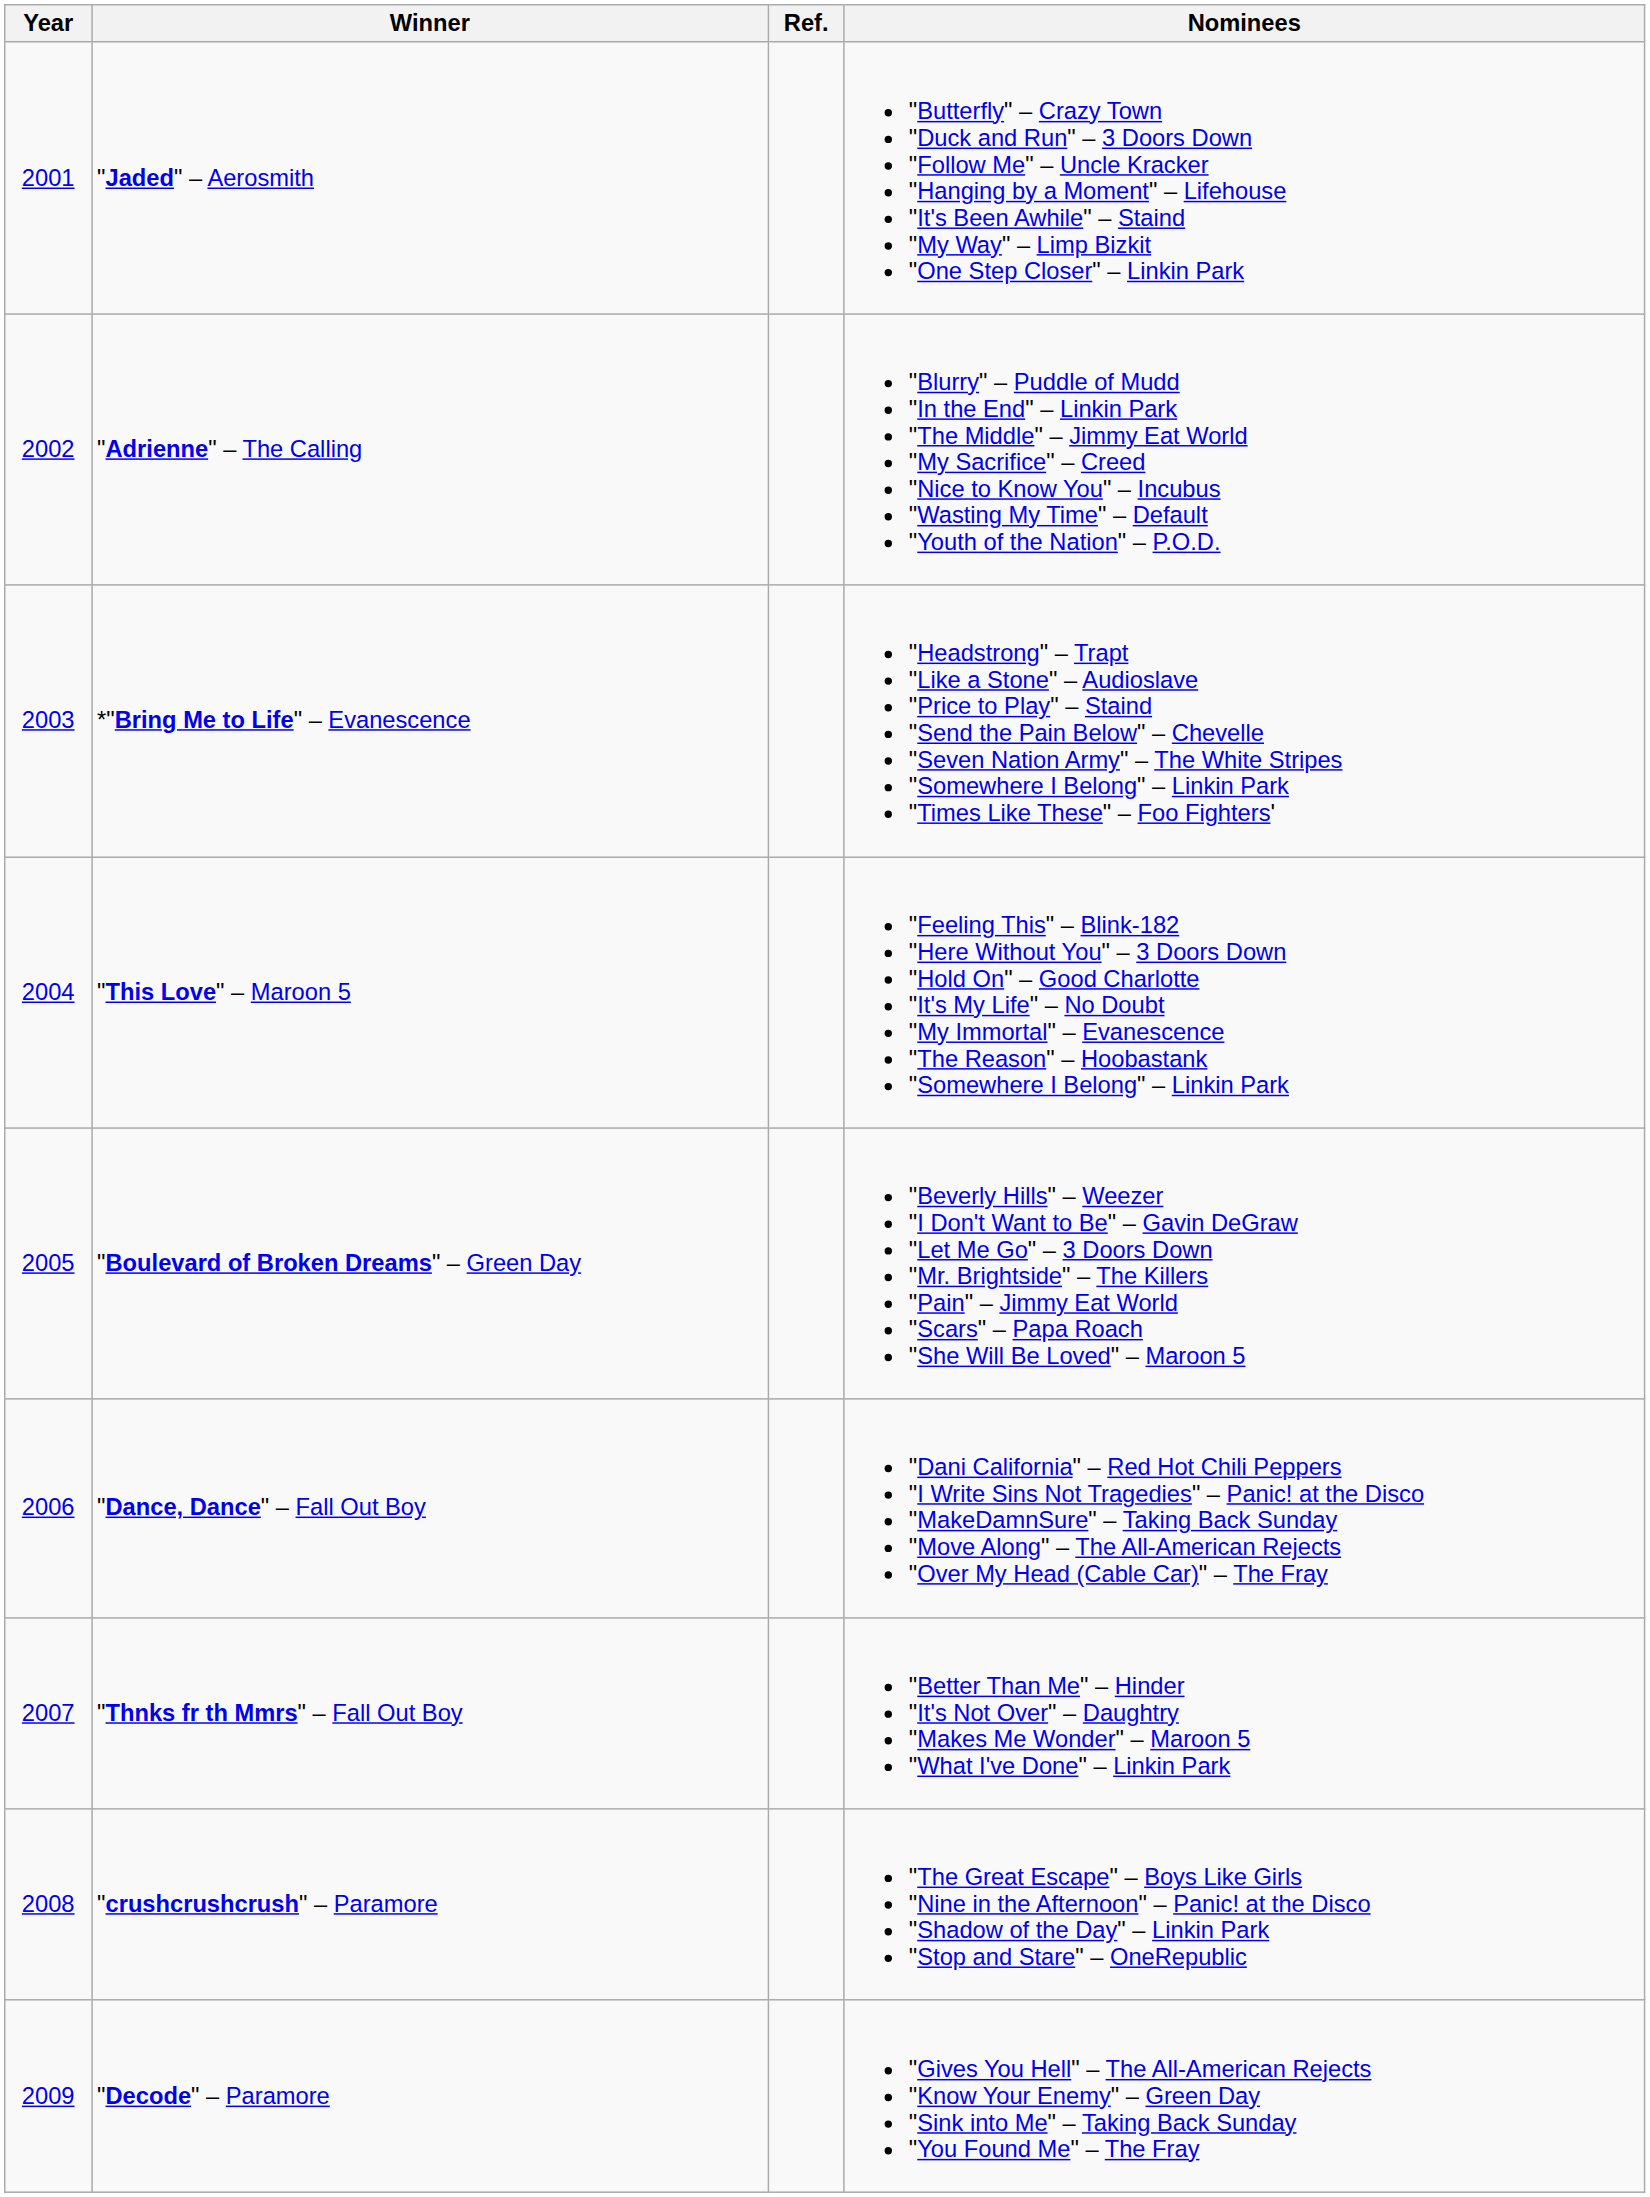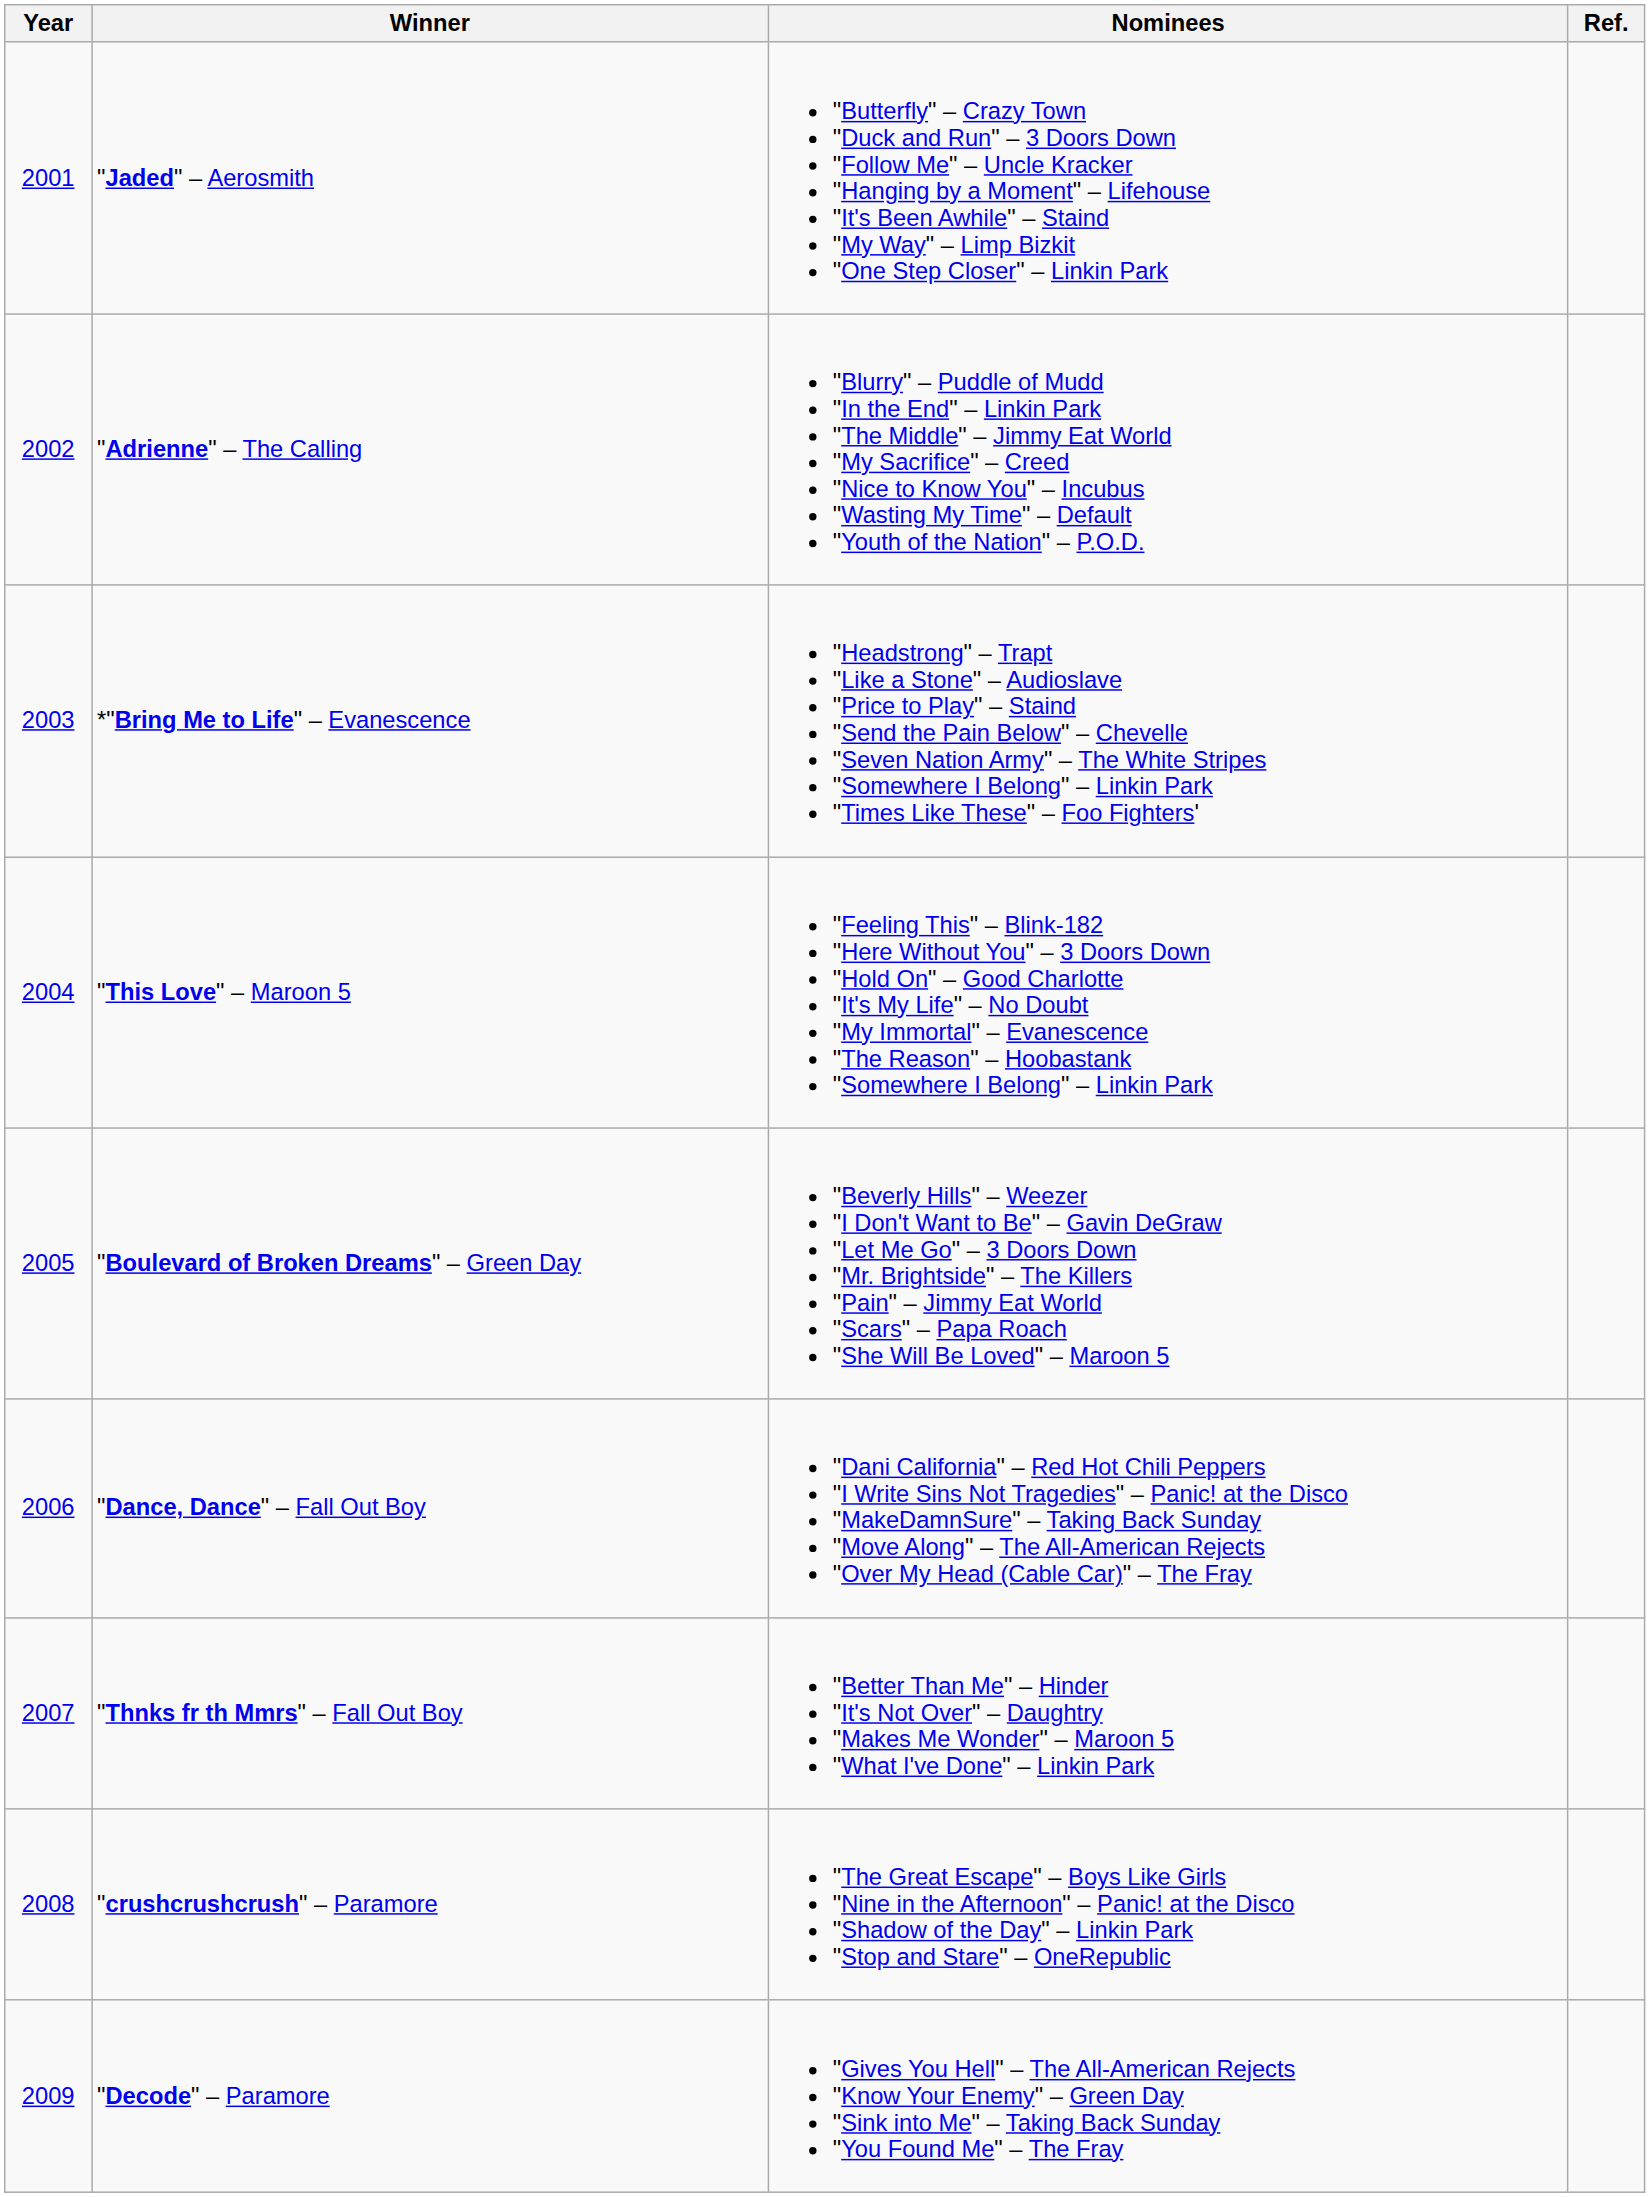columns swapped: (1244, 23) <-> (806, 23)
